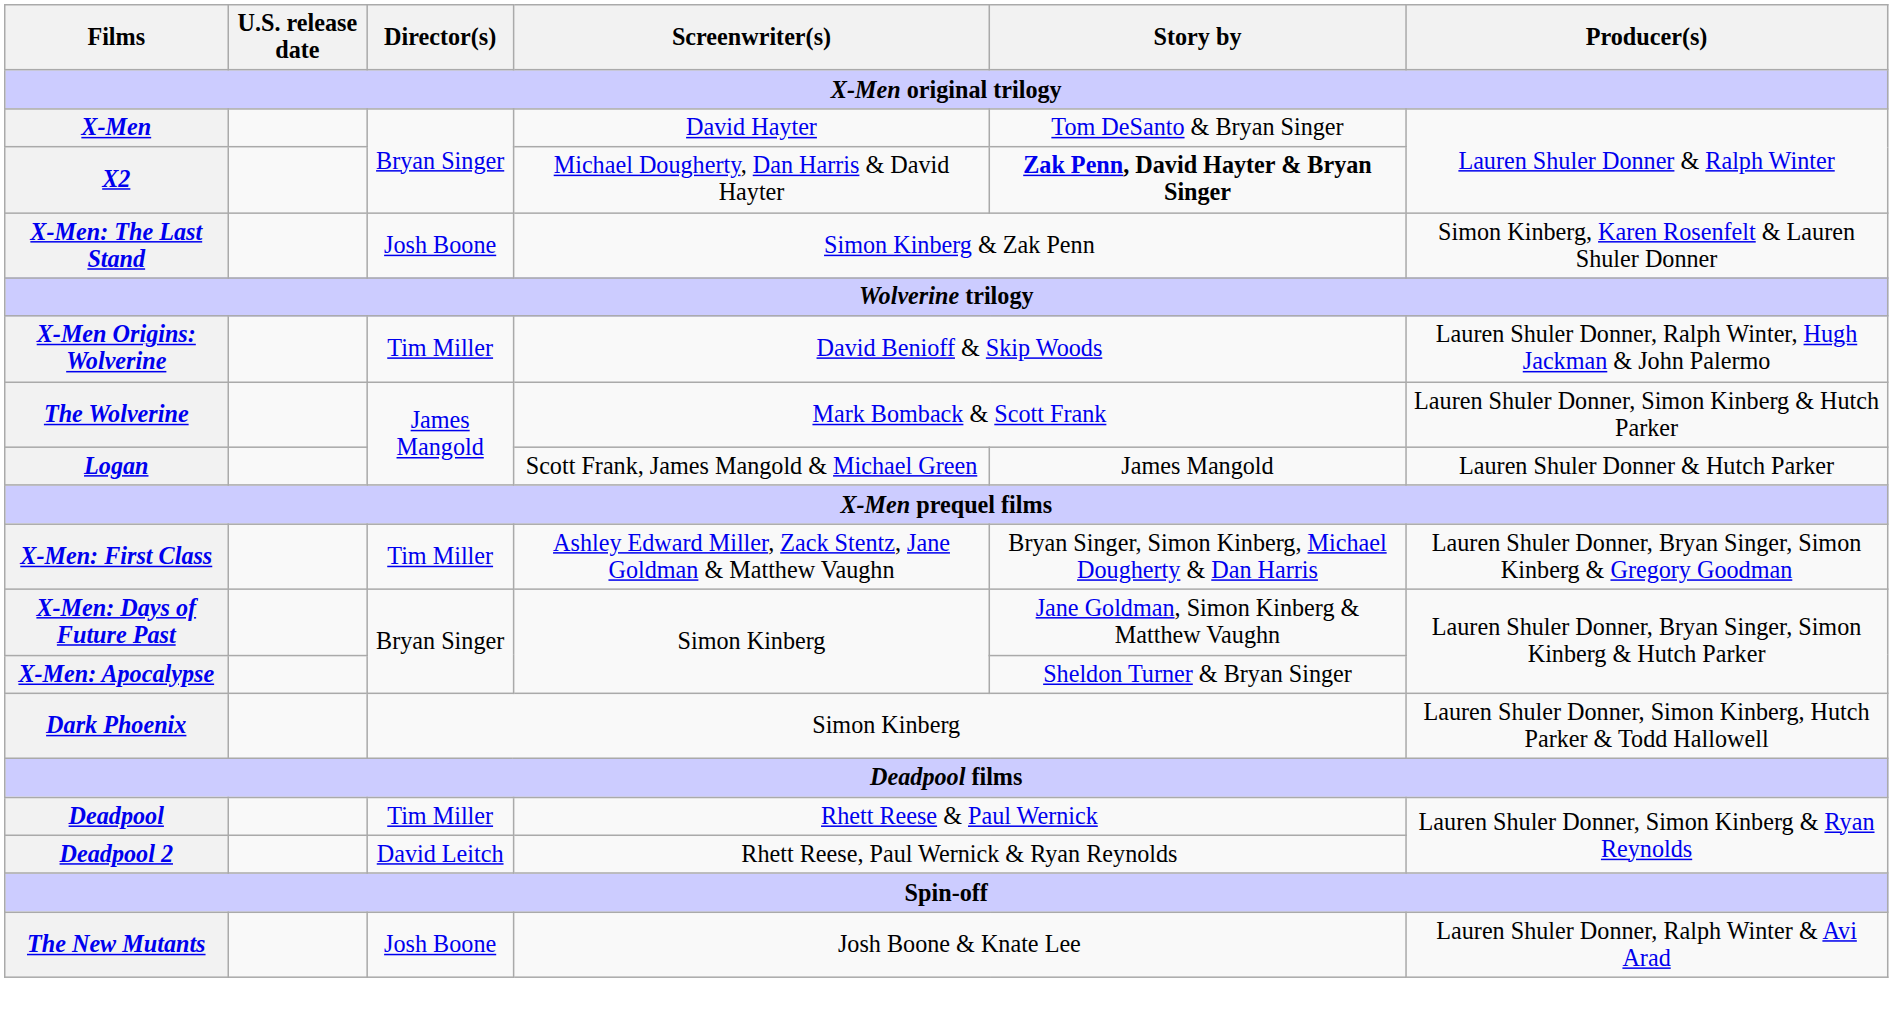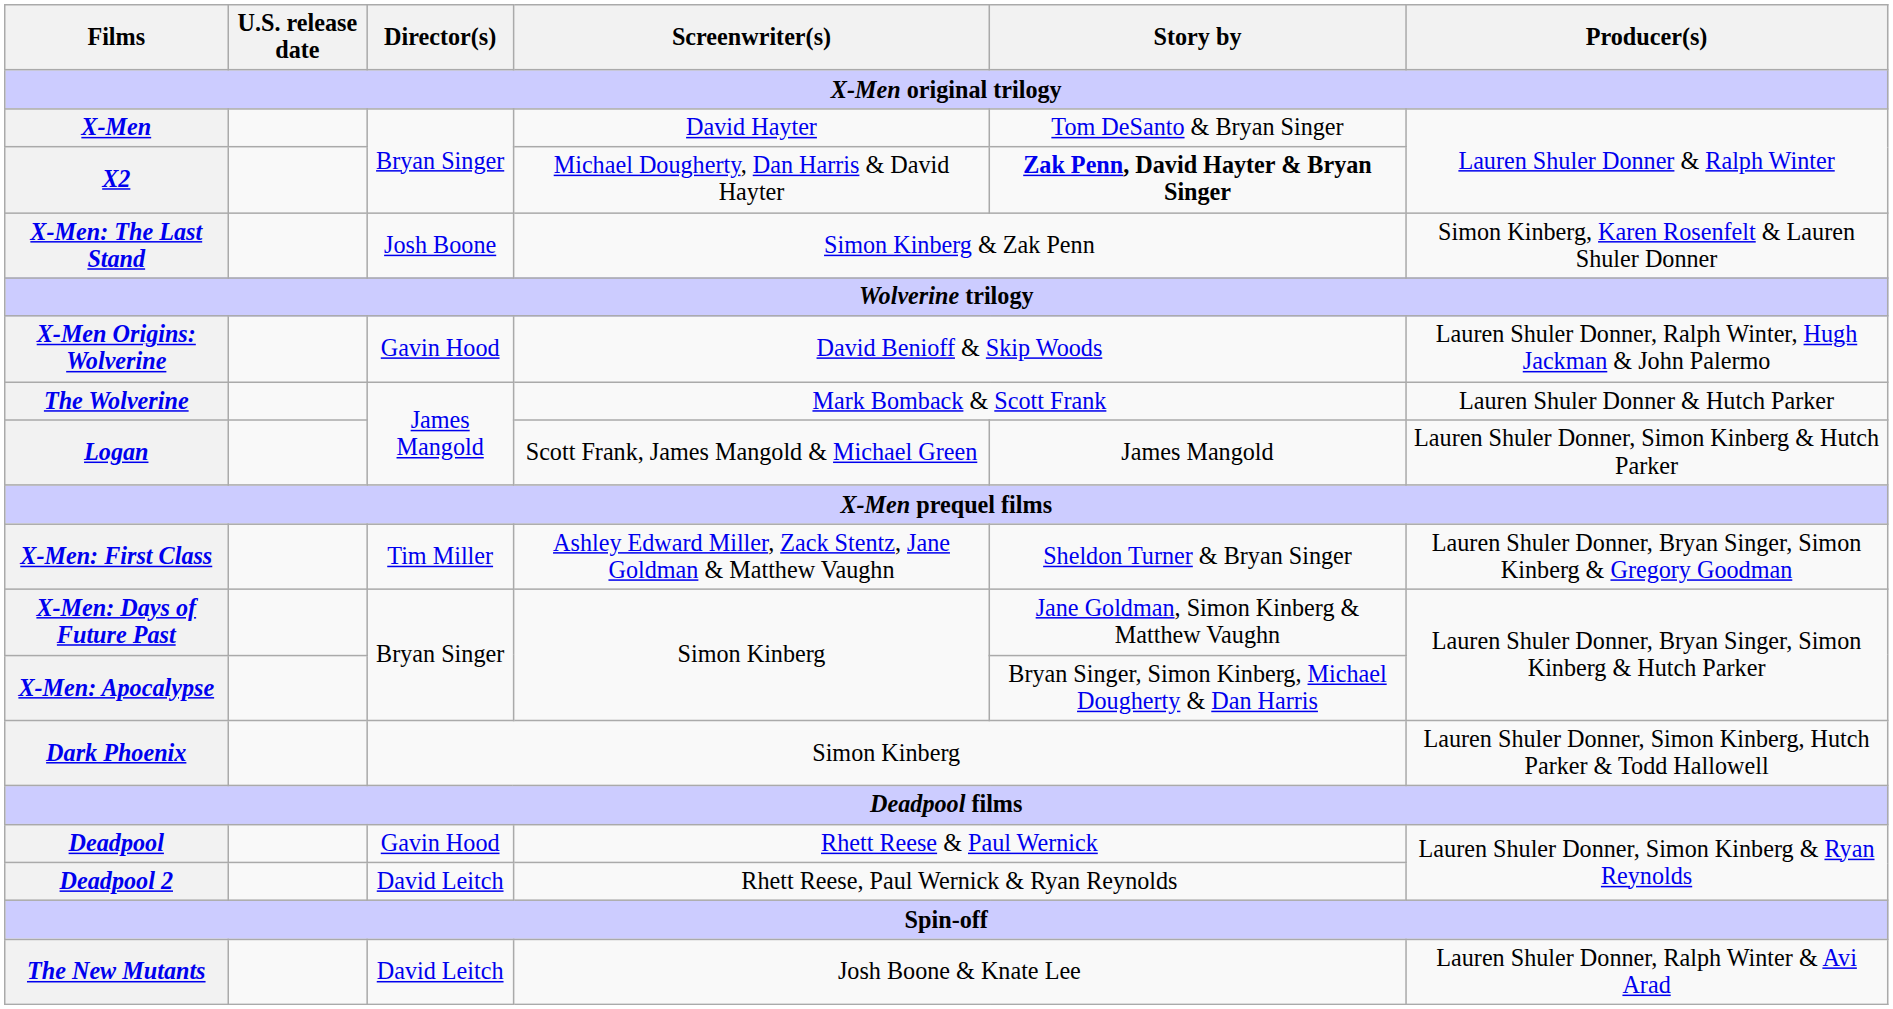(440, 348) Tim Miller -> (440, 348) Gavin Hood
(1647, 414) Lauren Shuler Donner, Simon Kinberg & Hutch Parker -> (1647, 400) Lauren Shuler Donner & Hutch Parker
(1647, 466) Lauren Shuler Donner & Hutch Parker -> (1647, 452) Lauren Shuler Donner, Simon Kinberg & Hutch Parker
(1197, 556) Bryan Singer, Simon Kinberg, Michael Dougherty & Dan Harris -> (1198, 556) Sheldon Turner & Bryan Singer
(1198, 673) Sheldon Turner & Bryan Singer -> (1197, 687) Bryan Singer, Simon Kinberg, Michael Dougherty & Dan Harris
(440, 815) Tim Miller -> (440, 843) Gavin Hood
(440, 944) Josh Boone -> (440, 971) David Leitch
